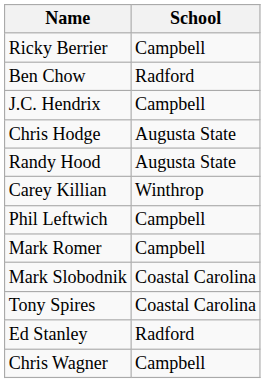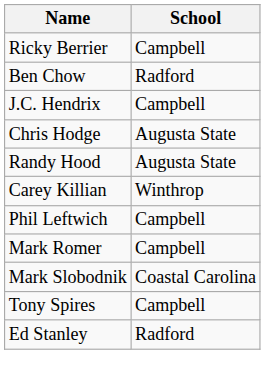(196, 305) Coastal Carolina -> (170, 305) Campbell
- row: (58, 362)
